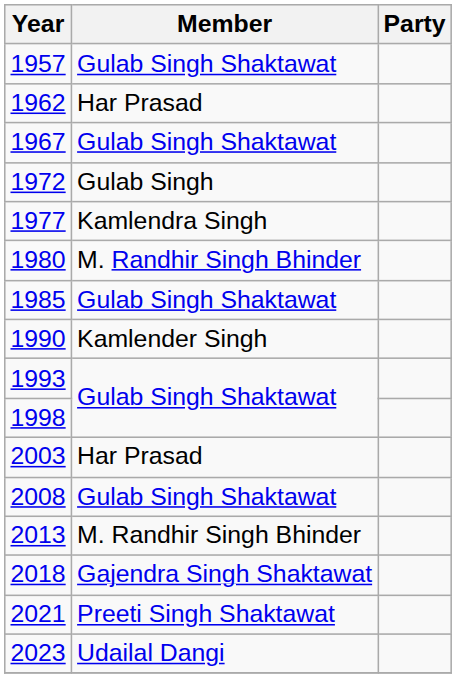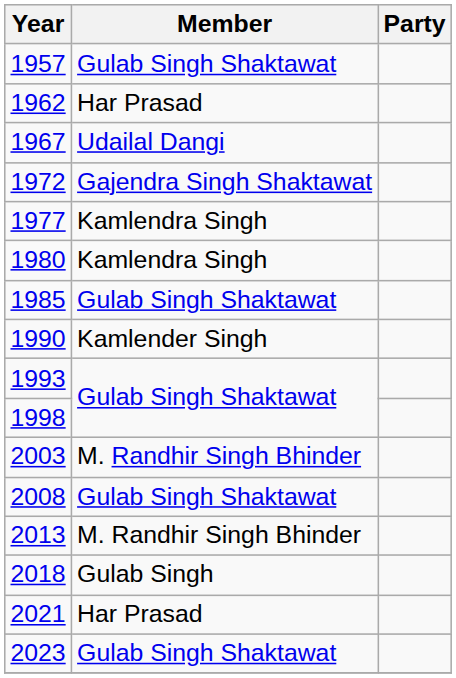(207, 142) Gulab Singh Shaktawat -> (151, 142) Udailal Dangi
(145, 181) Gulab Singh -> (225, 181) Gajendra Singh Shaktawat
(219, 260) M. Randhir Singh Bhinder -> (172, 260) Kamlendra Singh
(140, 456) Har Prasad -> (219, 456) M. Randhir Singh Bhinder
(225, 574) Gajendra Singh Shaktawat -> (145, 574) Gulab Singh
(206, 614) Preeti Singh Shaktawat -> (140, 614) Har Prasad
(151, 653) Udailal Dangi -> (207, 653) Gulab Singh Shaktawat
